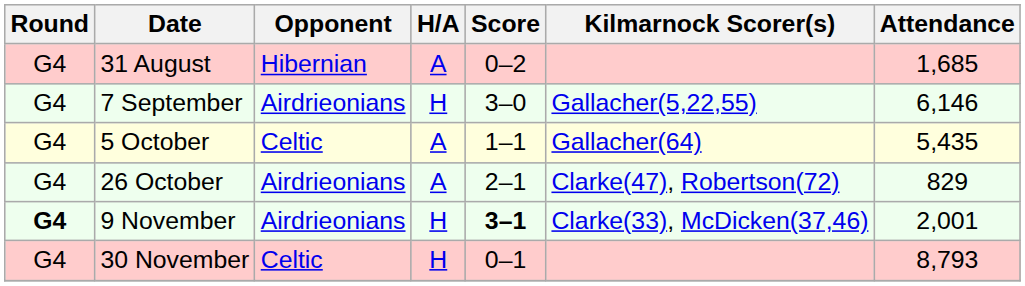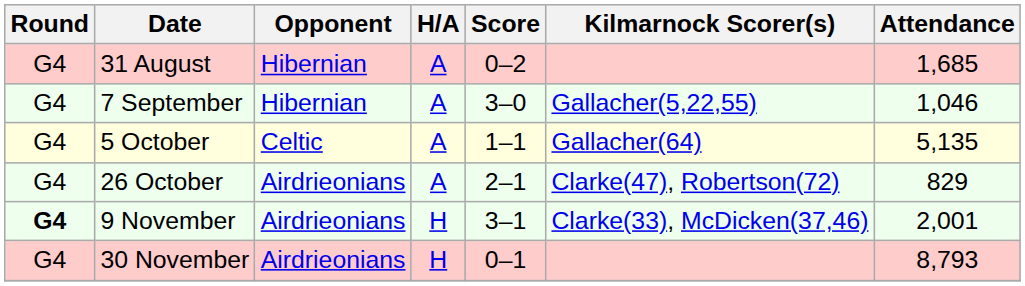(333, 102) Airdrieonians -> (314, 102) Hibernian
(438, 102) H -> (438, 102) A
(947, 102) 6,146 -> (947, 102) 1,046
(947, 142) 5,435 -> (947, 142) 5,135
(506, 220) bold -> (506, 220) normal
(292, 260) Celtic -> (333, 260) Airdrieonians
